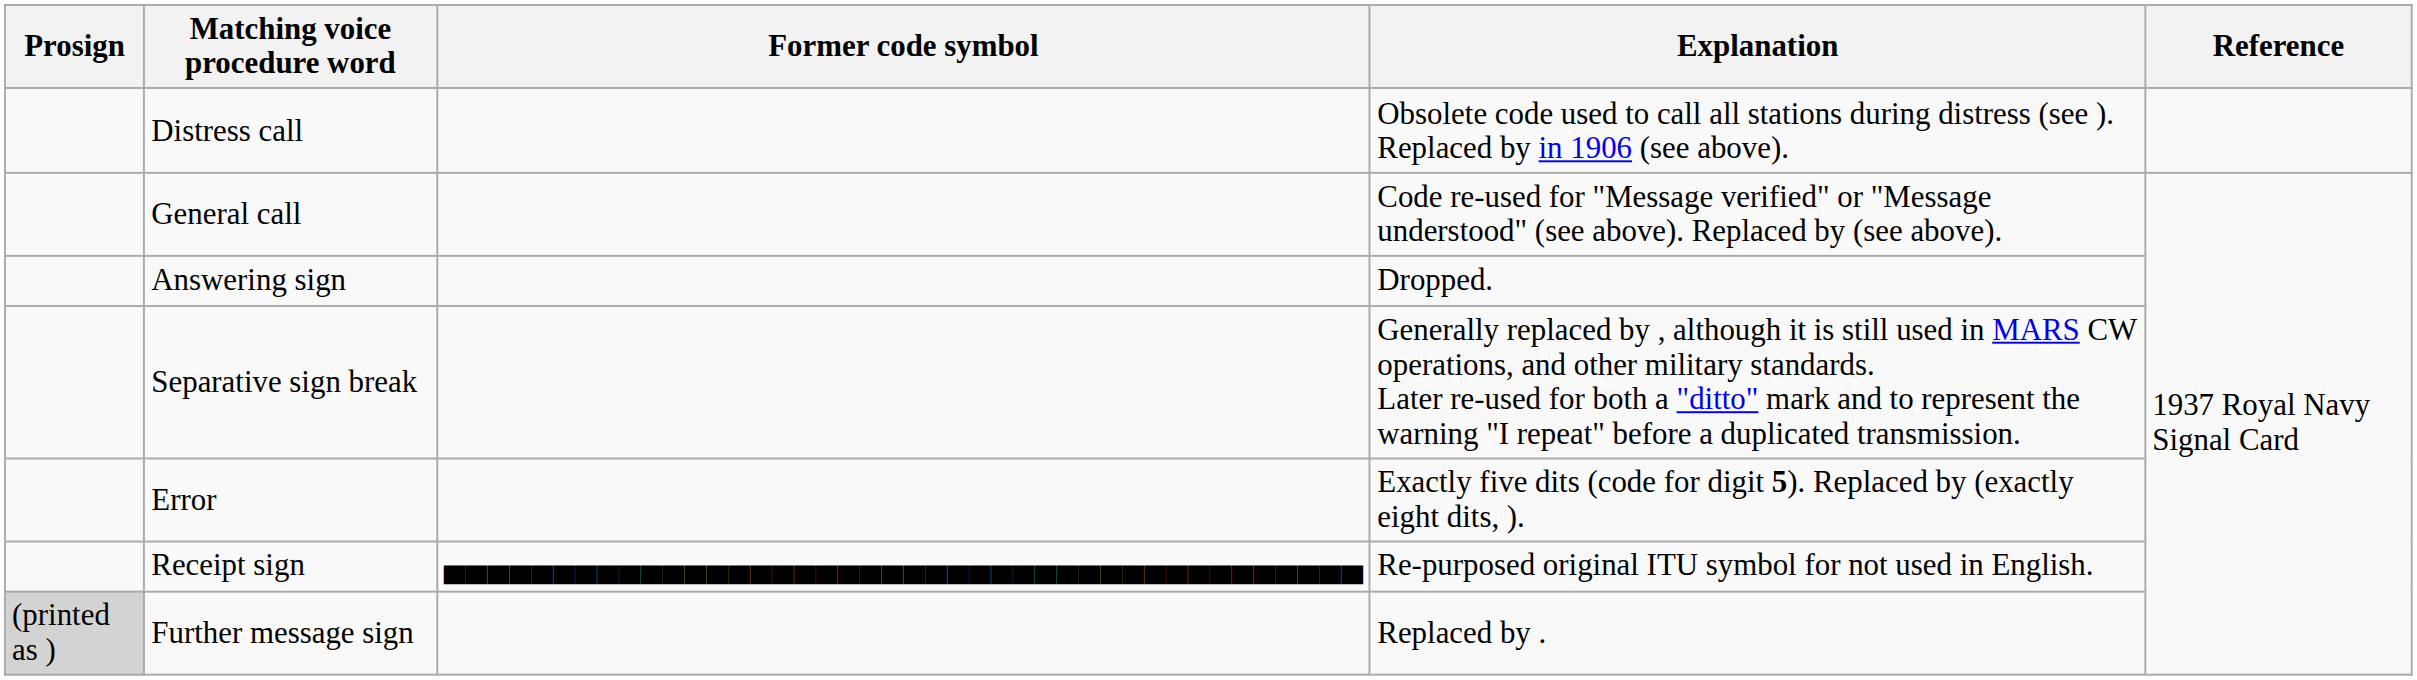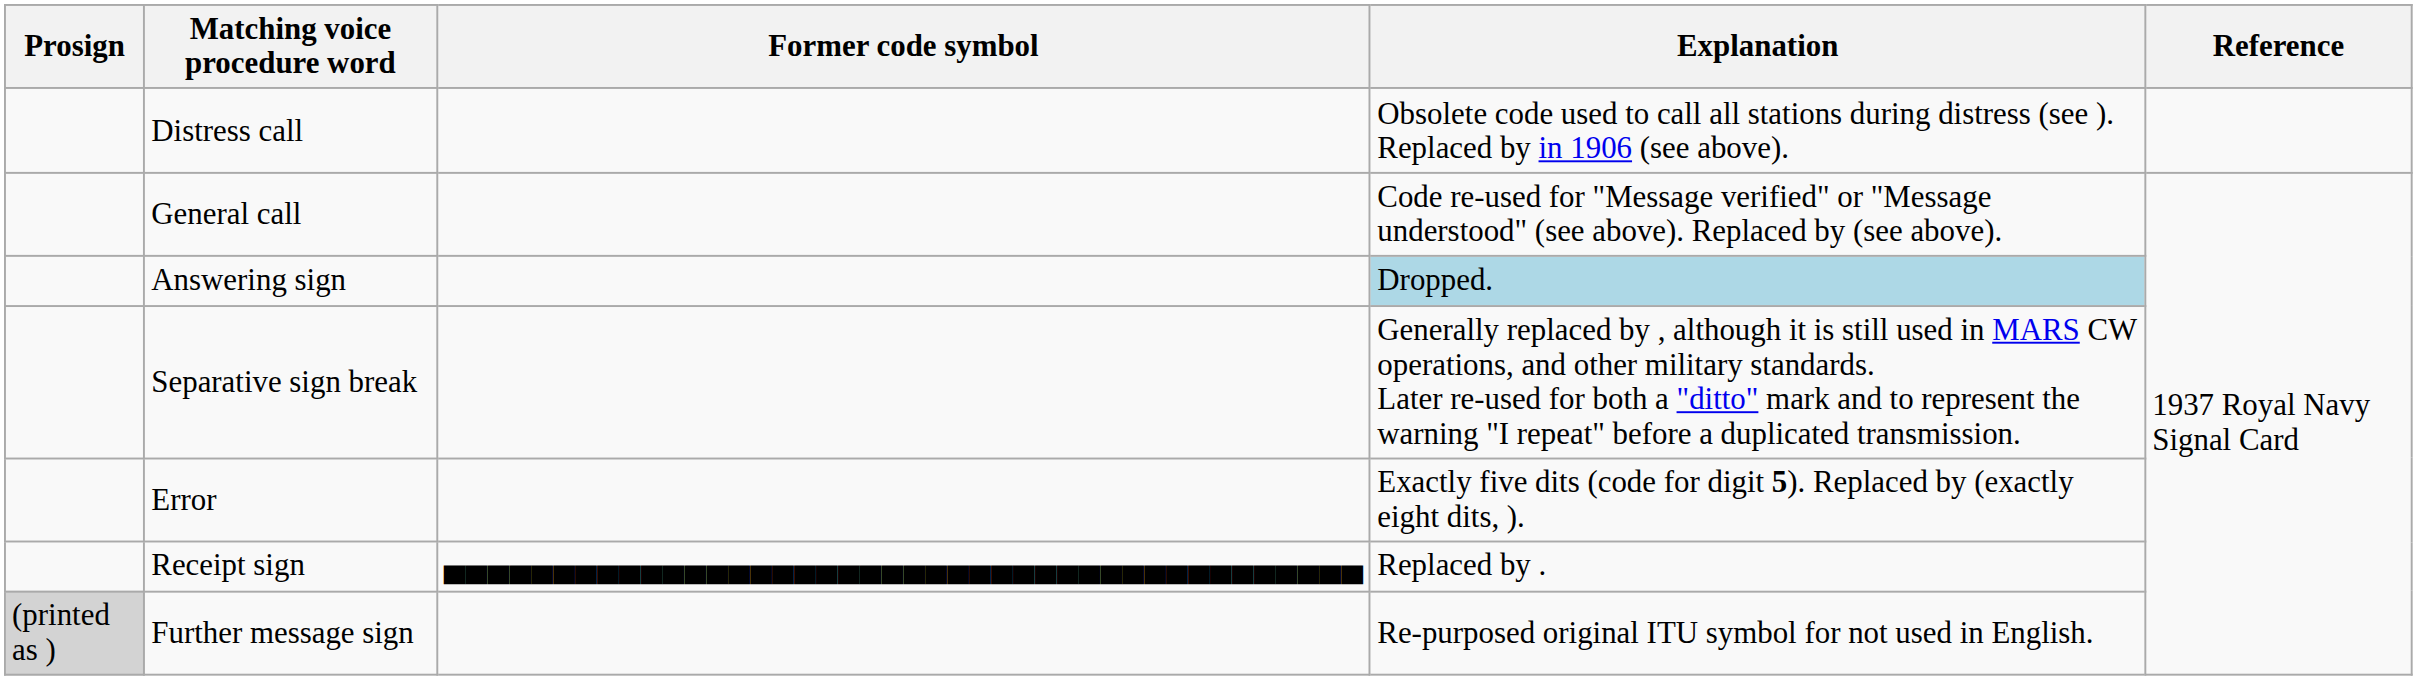(1435, 280) no background -> (1435, 280) lightblue background
(1735, 566) Re-purposed original ITU symbol for not used in English. -> (1462, 566) Replaced by .
(1462, 632) Replaced by . -> (1735, 632) Re-purposed original ITU symbol for not used in English.
